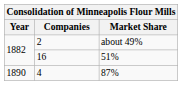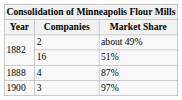(16, 73) 1890 -> (16, 73) 1888
+ row: (39, 88)
